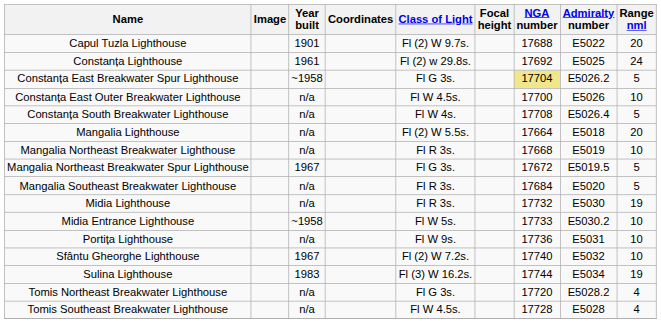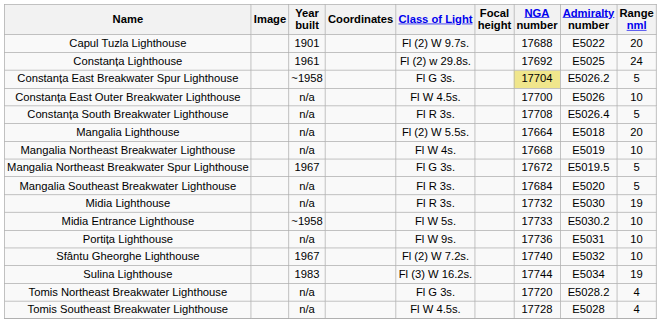(435, 114) Fl W 4s. -> (435, 114) Fl R 3s.
(435, 150) Fl R 3s. -> (435, 150) Fl W 4s.
